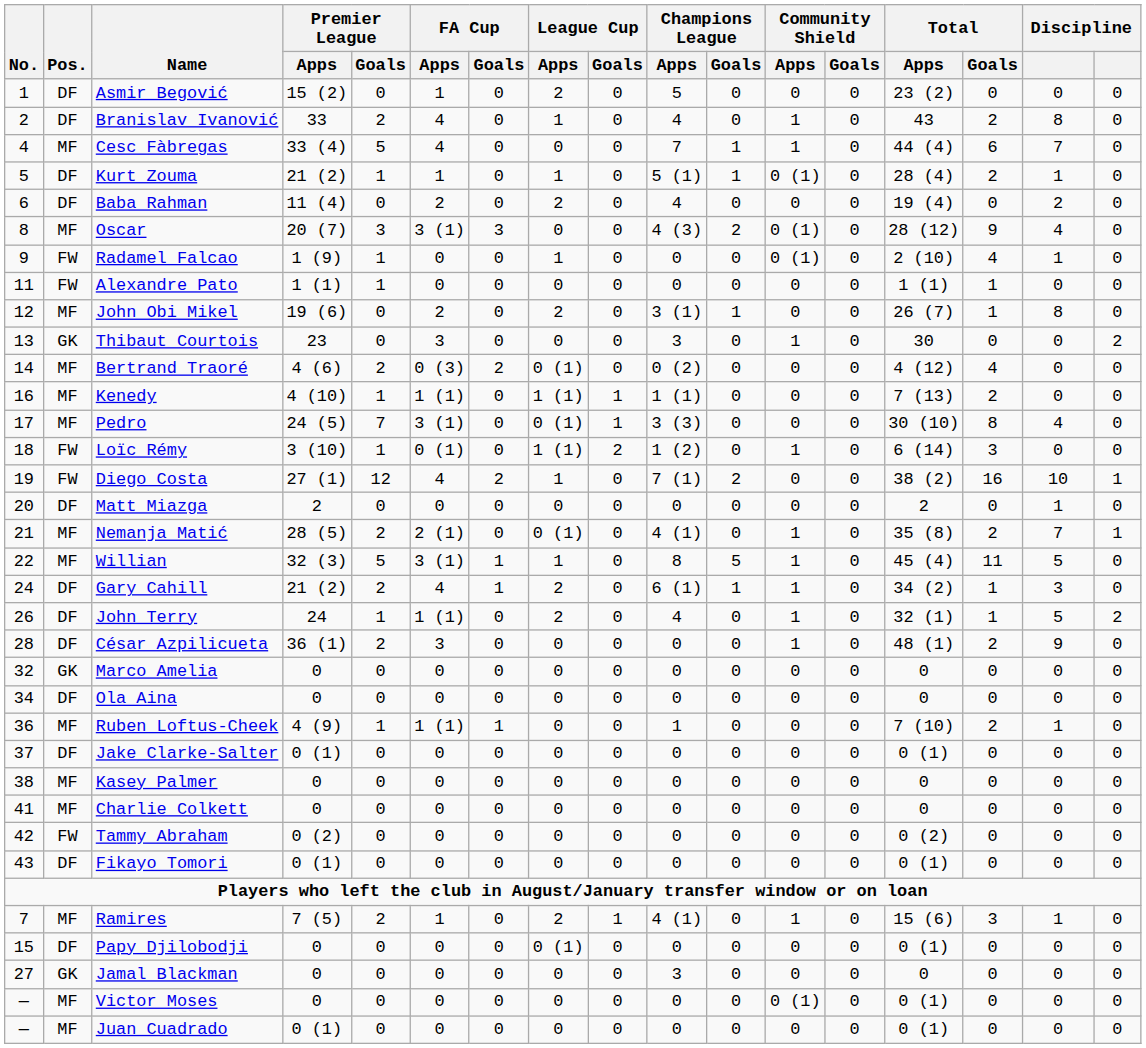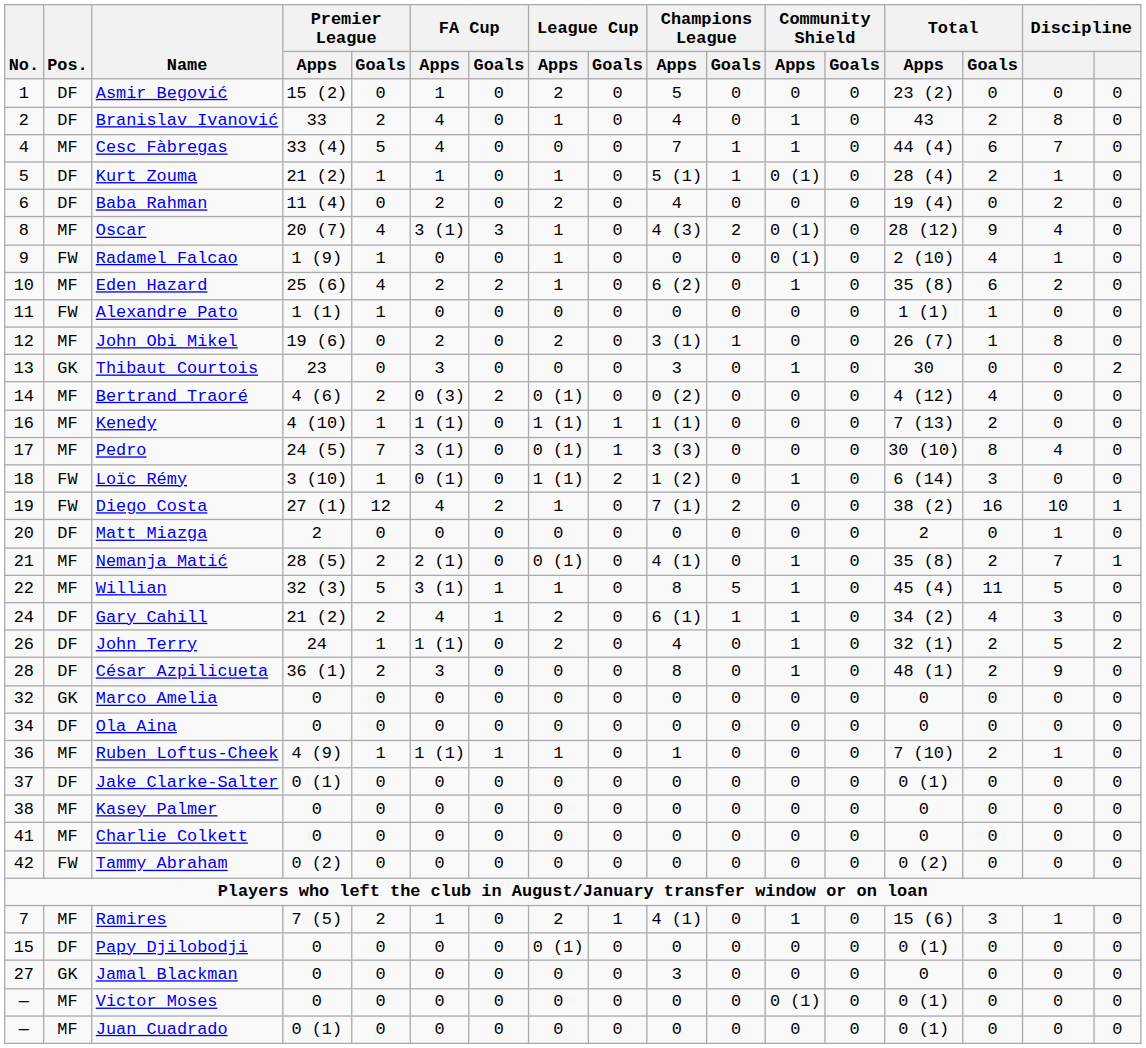(381, 231) 3 -> (381, 231) 4
(558, 231) 0 -> (558, 231) 1
+ row: (152, 286)
(993, 589) 1 -> (993, 616) 4
(993, 616) 1 -> (993, 644) 2
(677, 644) 0 -> (677, 671) 8
(558, 727) 0 -> (558, 754) 1
- row: (162, 864)
